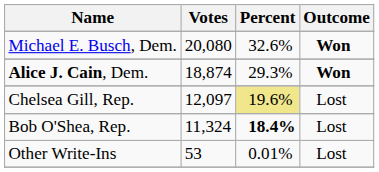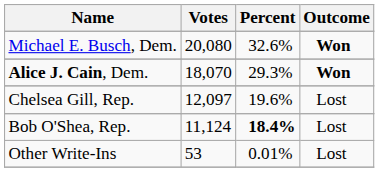(208, 72) 18,874 -> (208, 72) 18,070
(266, 99) khaki background -> (266, 99) no background
(208, 126) 11,324 -> (208, 126) 11,124
